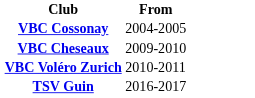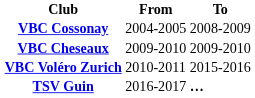+ column: (220, 9)
